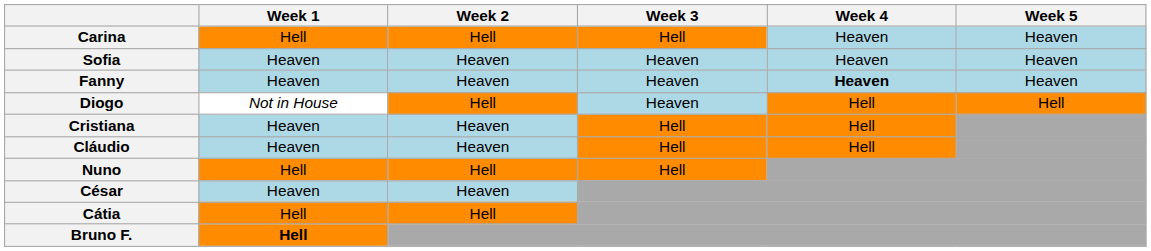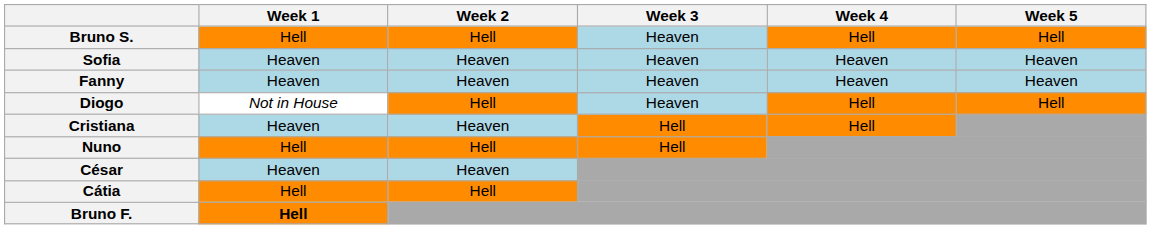+ row: (102, 37)
- row: (102, 37)
(862, 81) bold -> (862, 81) normal
- row: (102, 147)
